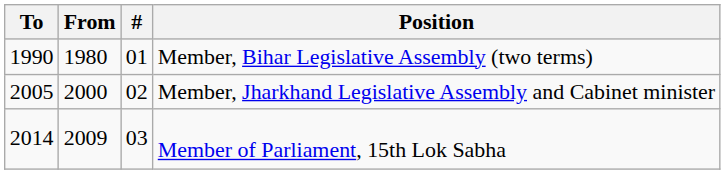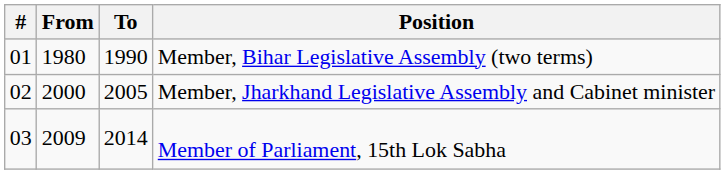columns swapped: (137, 21) <-> (32, 21)
